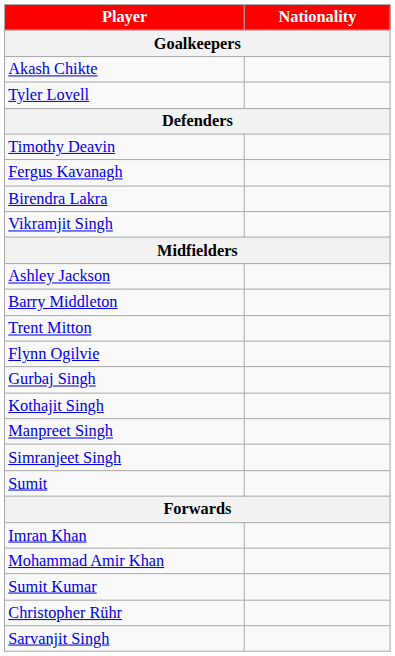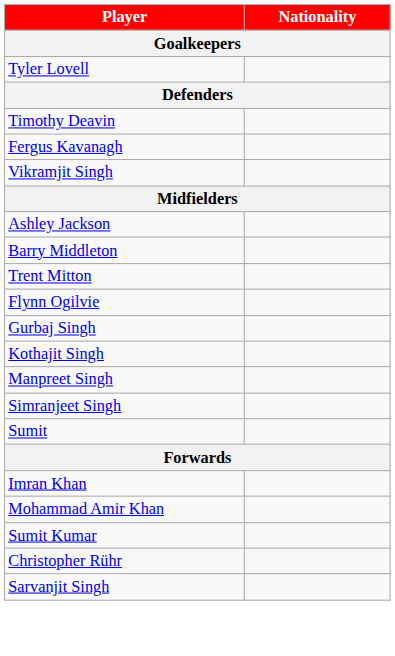- row: (53, 69)
- row: (58, 198)
